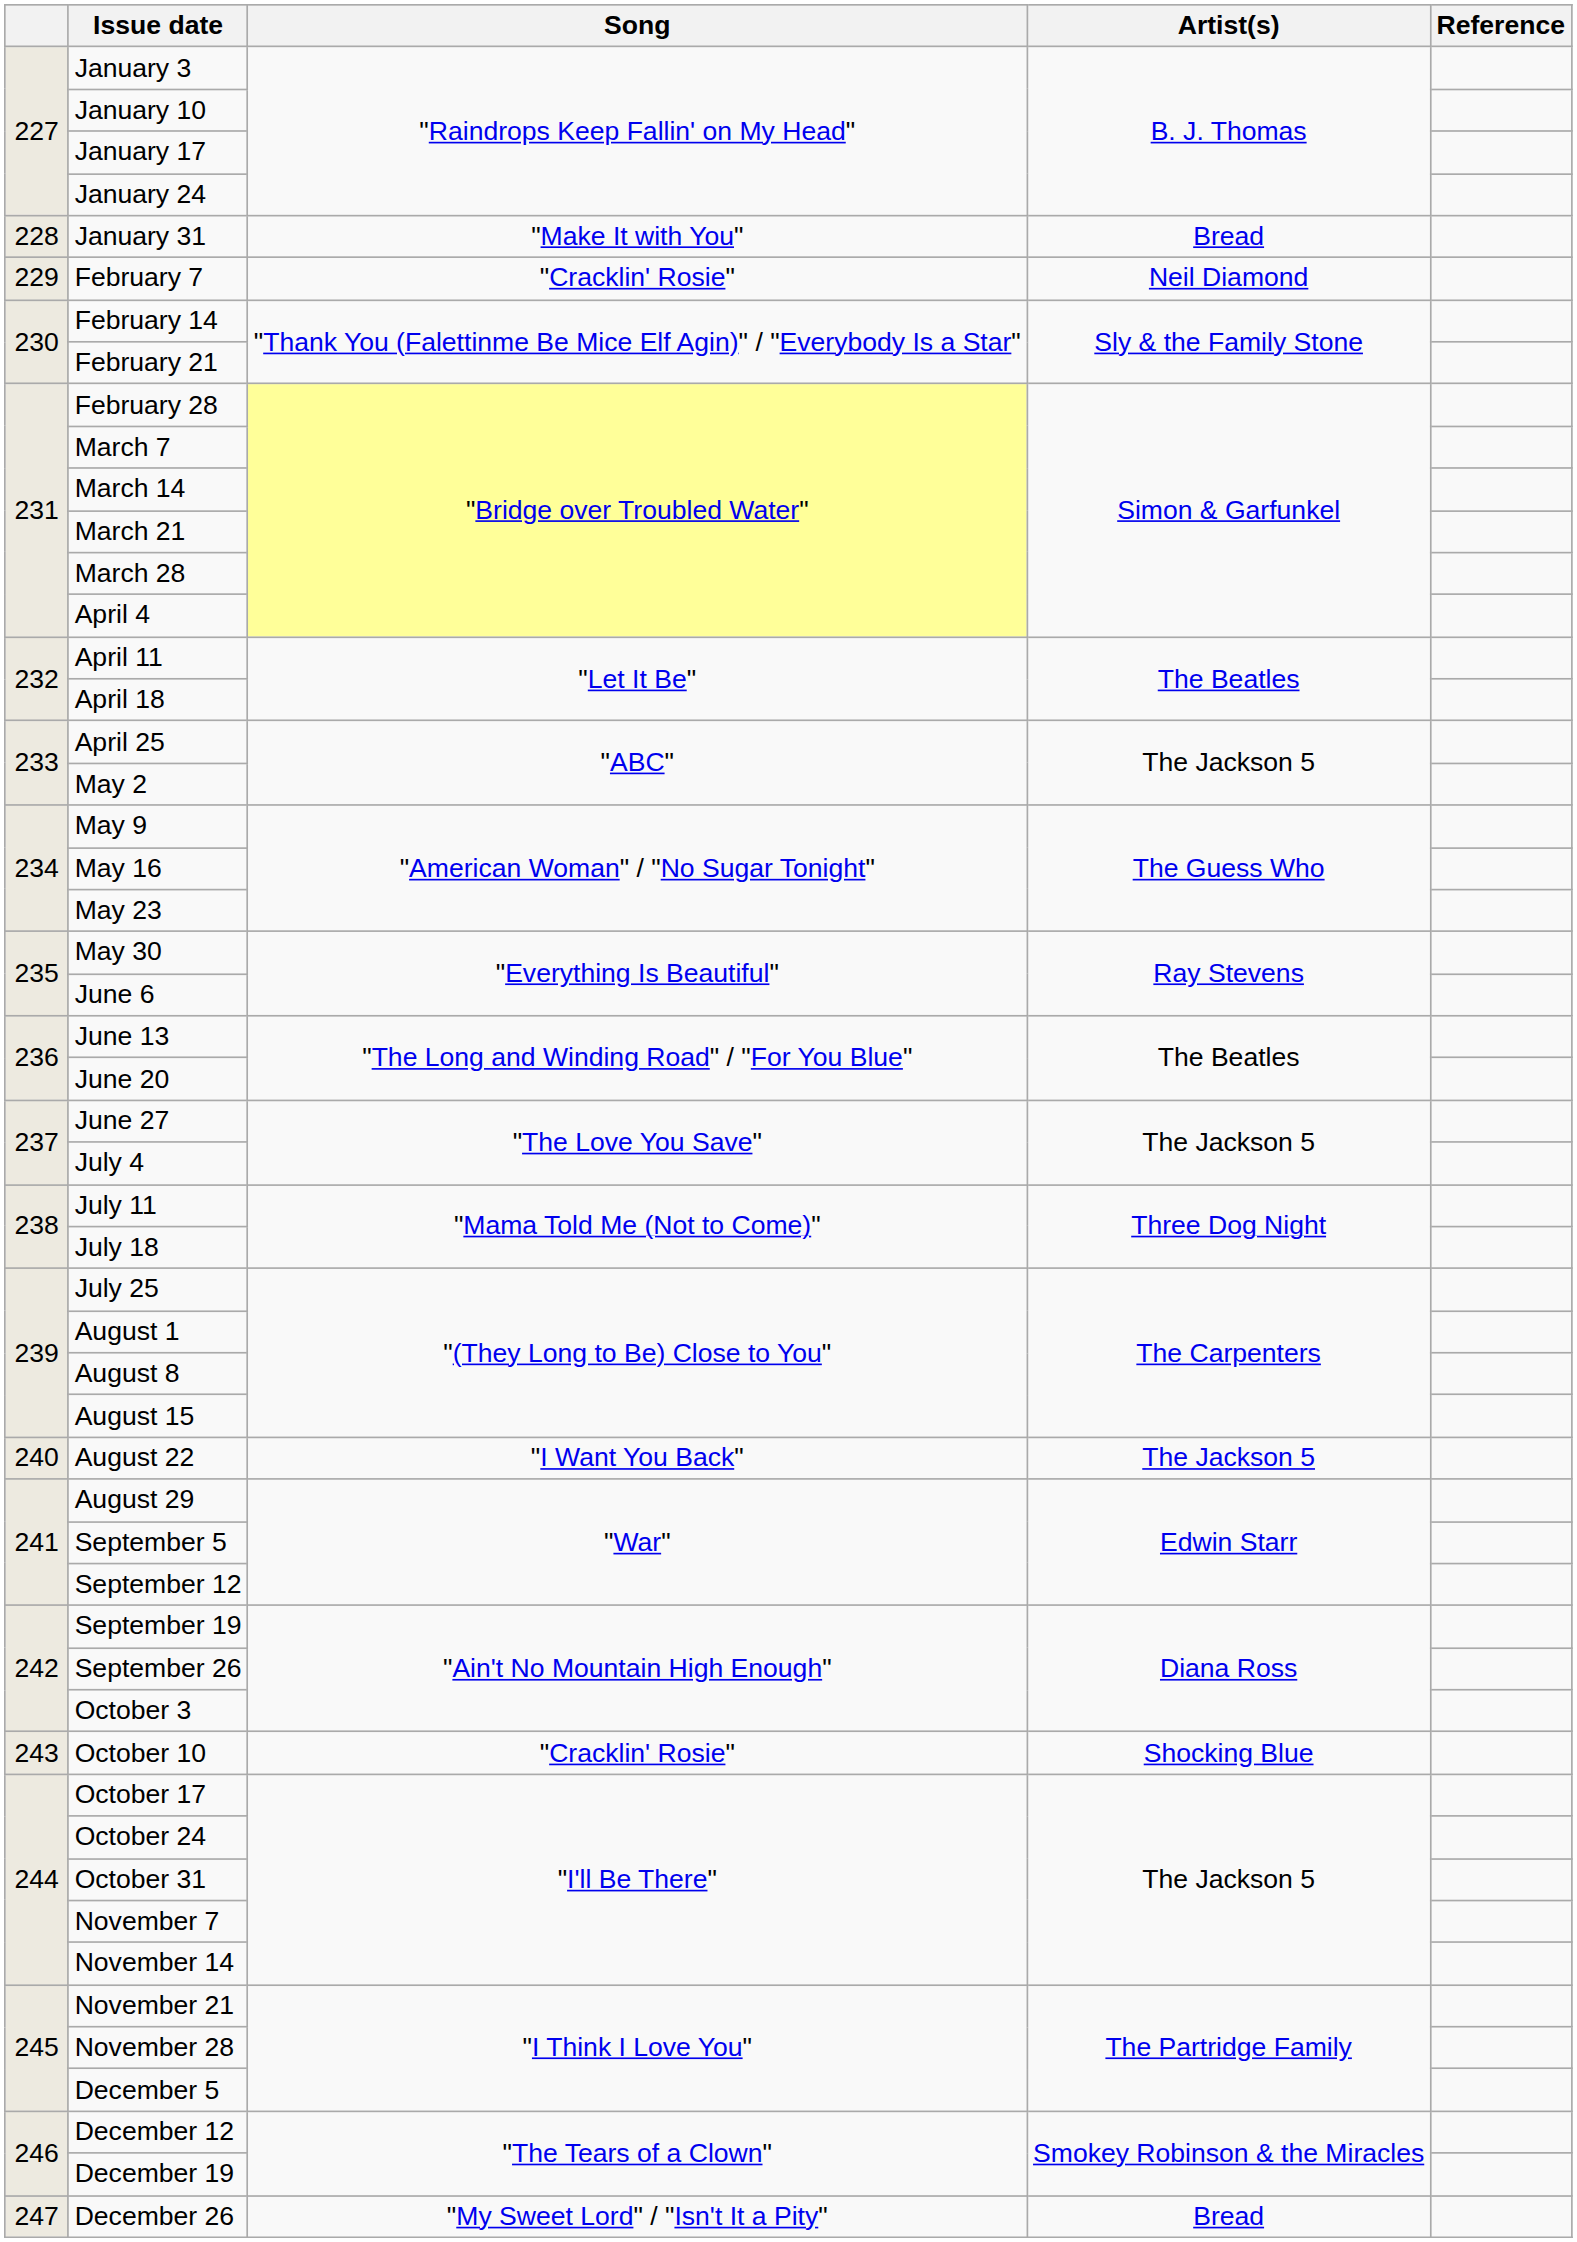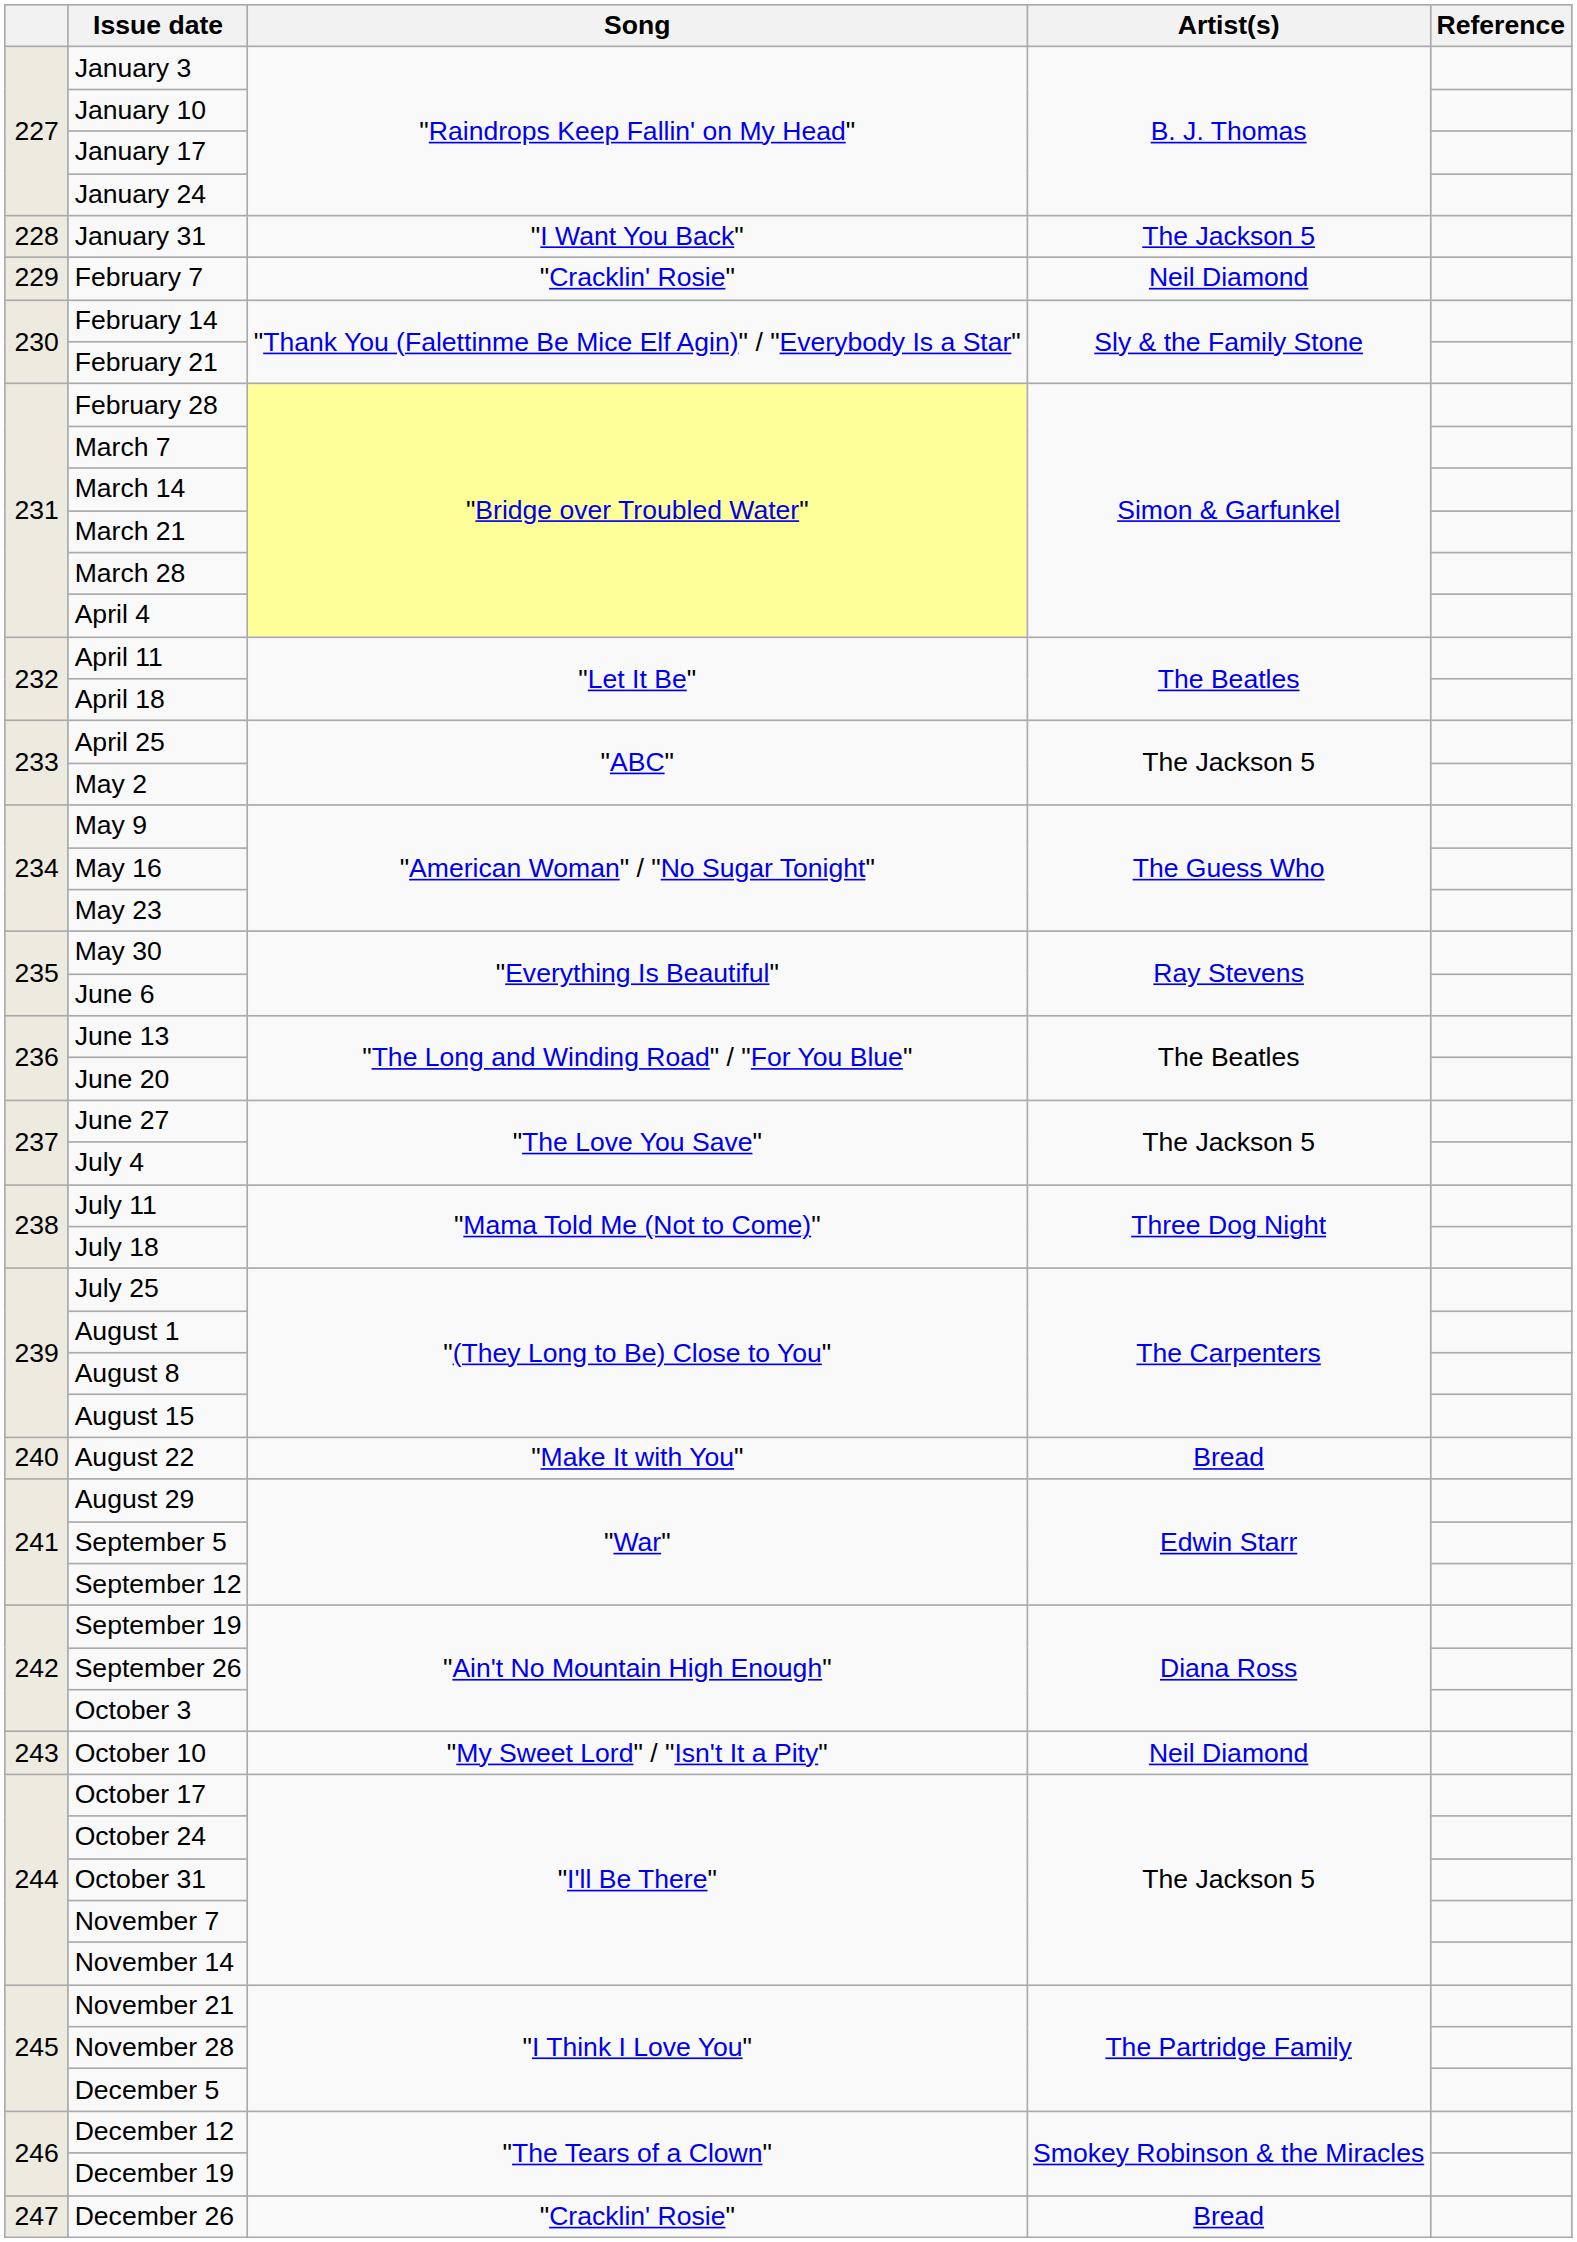(637, 236) "Make It with You" -> (637, 236) "I Want You Back"
(1229, 236) Bread -> (1229, 236) The Jackson 5
(637, 1457) "I Want You Back" -> (637, 1457) "Make It with You"
(1229, 1457) The Jackson 5 -> (1229, 1457) Bread
(637, 1752) "Cracklin' Rosie" -> (637, 1752) "My Sweet Lord" / "Isn't It a Pity"
(1229, 1752) Shocking Blue -> (1229, 1752) Neil Diamond
(637, 2215) "My Sweet Lord" / "Isn't It a Pity" -> (637, 2215) "Cracklin' Rosie"
